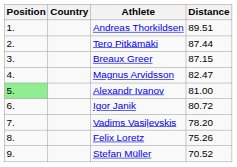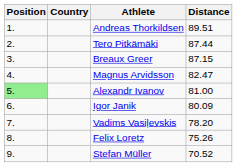(201, 106) 80.72 -> (201, 106) 80.09
